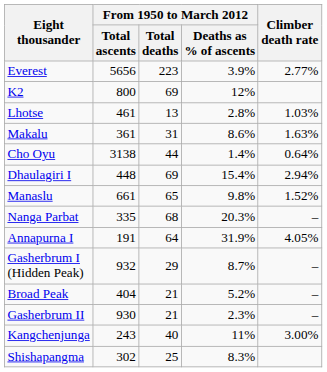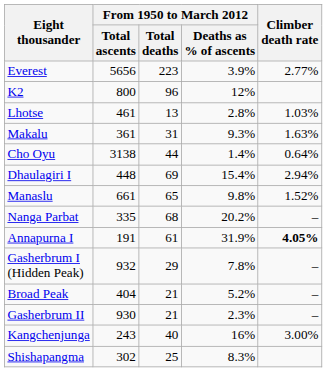(172, 92) 69 -> (172, 92) 96
(241, 133) 8.6% -> (241, 133) 9.3%
(238, 216) 20.3% -> (238, 216) 20.2%
(172, 237) 64 -> (172, 237) 61
(301, 237) normal -> (300, 237) bold
(241, 265) 8.7% -> (241, 265) 7.8%
(243, 335) 11% -> (243, 335) 16%
